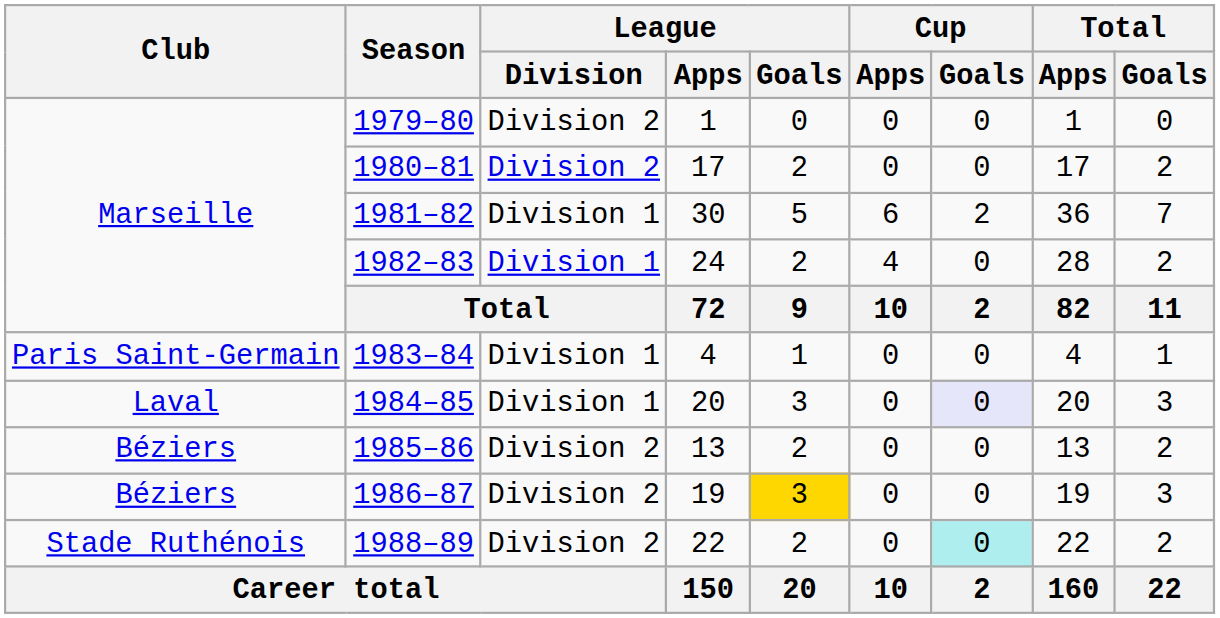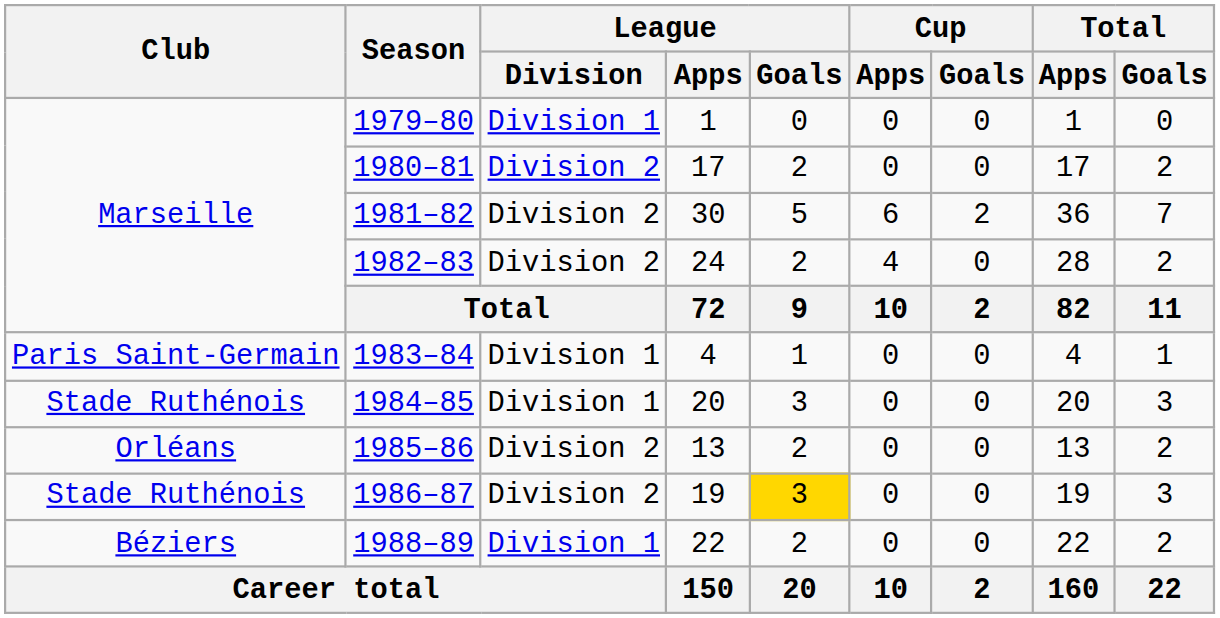(574, 122) Division 2 -> (574, 122) Division 1
(574, 216) Division 1 -> (574, 216) Division 2
(574, 263) Division 1 -> (574, 263) Division 2
(176, 403) Laval -> (176, 403) Stade Ruthénois
(982, 403) lavender background -> (982, 403) no background
(176, 450) Béziers -> (176, 450) Orléans
(176, 497) Béziers -> (176, 497) Stade Ruthénois
(176, 544) Stade Ruthénois -> (176, 544) Béziers
(574, 544) Division 2 -> (574, 544) Division 1
(982, 544) paleturquoise background -> (982, 544) no background
